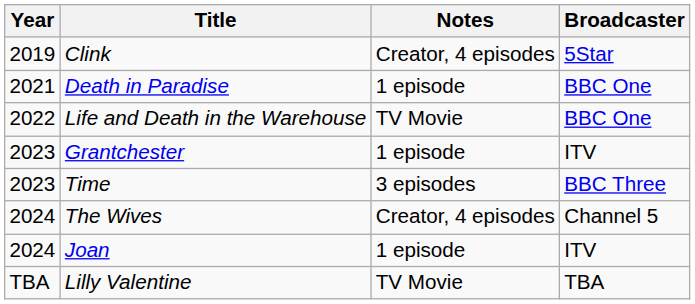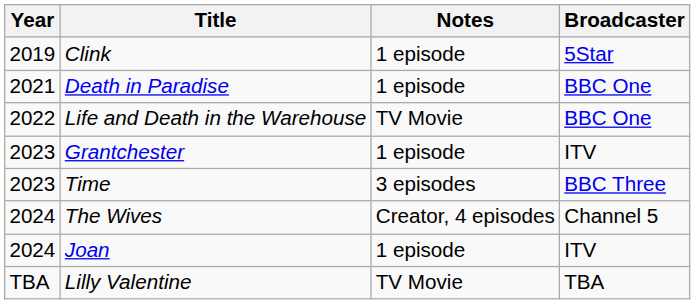(465, 53) Creator, 4 episodes -> (420, 53) 1 episode
